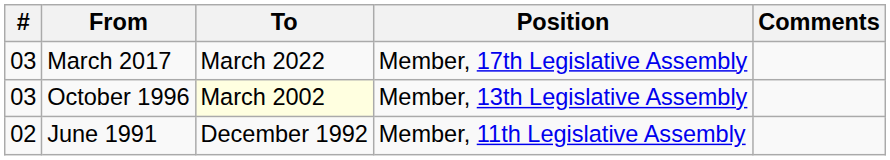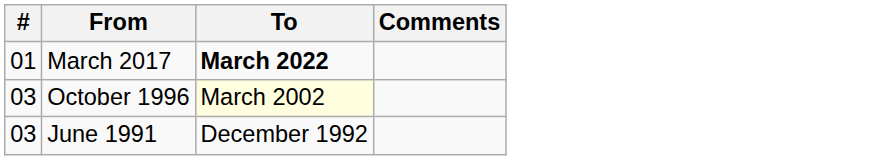- column: (563, 23)
(23, 60) 03 -> (23, 60) 01
(263, 60) normal -> (265, 60) bold
(23, 135) 02 -> (23, 135) 03
